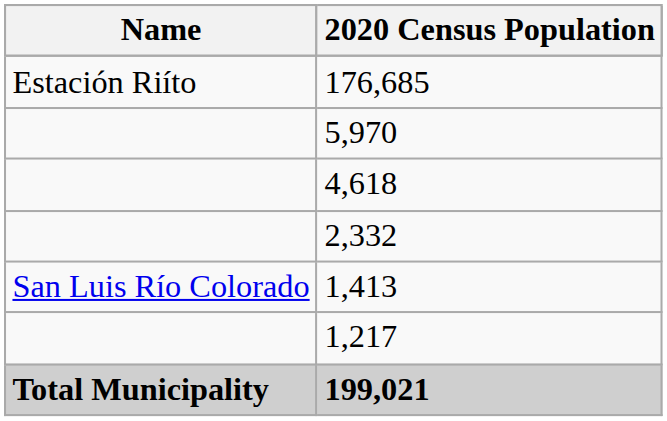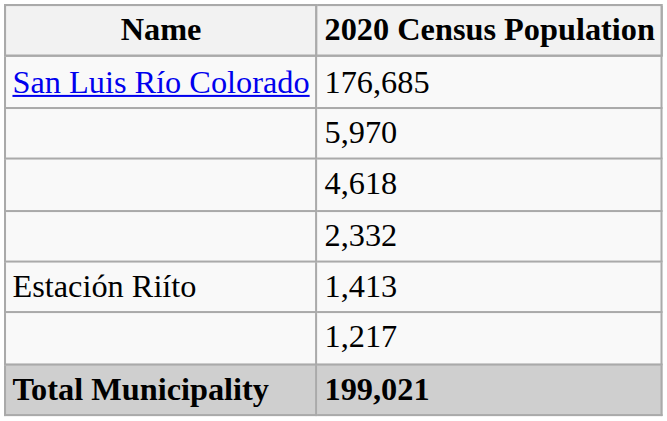(104, 81) Estación Riíto -> (161, 81) San Luis Río Colorado
(161, 286) San Luis Río Colorado -> (104, 286) Estación Riíto
